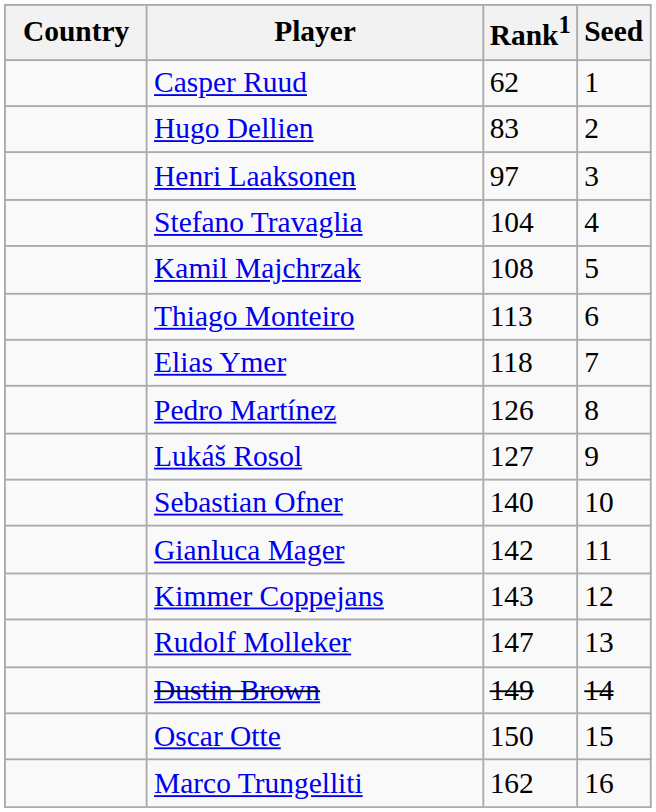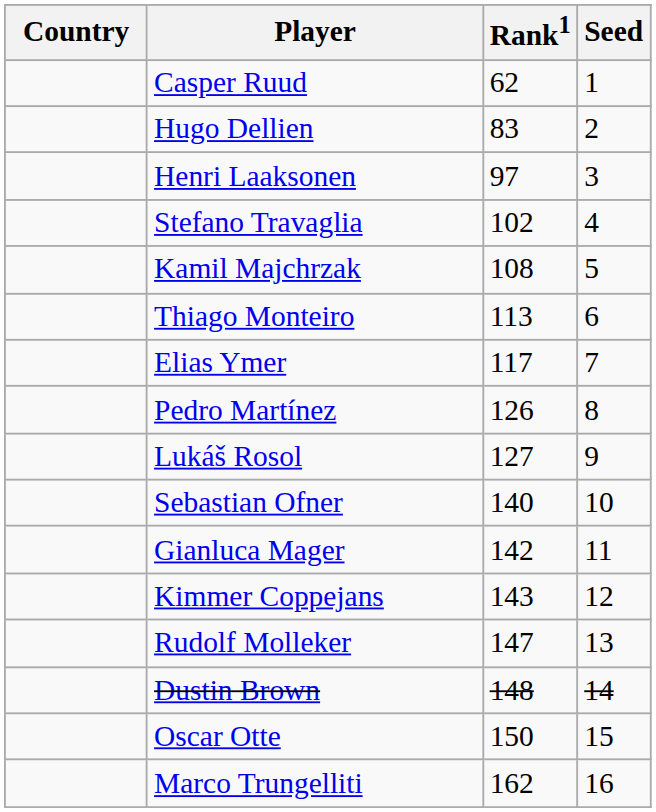(512, 222) 104 -> (512, 222) 102
(511, 362) 118 -> (511, 362) 117
(512, 689) 149 -> (512, 689) 148
